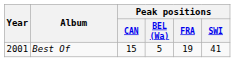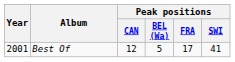(131, 49) 15 -> (131, 49) 12
(188, 49) 19 -> (188, 49) 17
